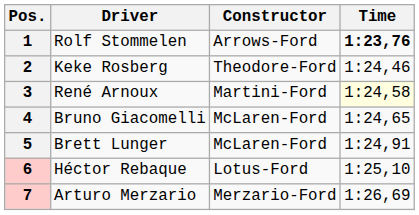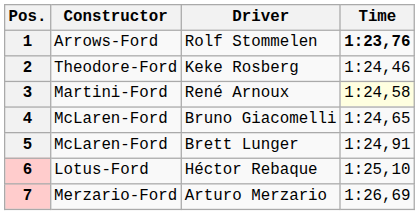columns swapped: (130, 18) <-> (275, 18)
